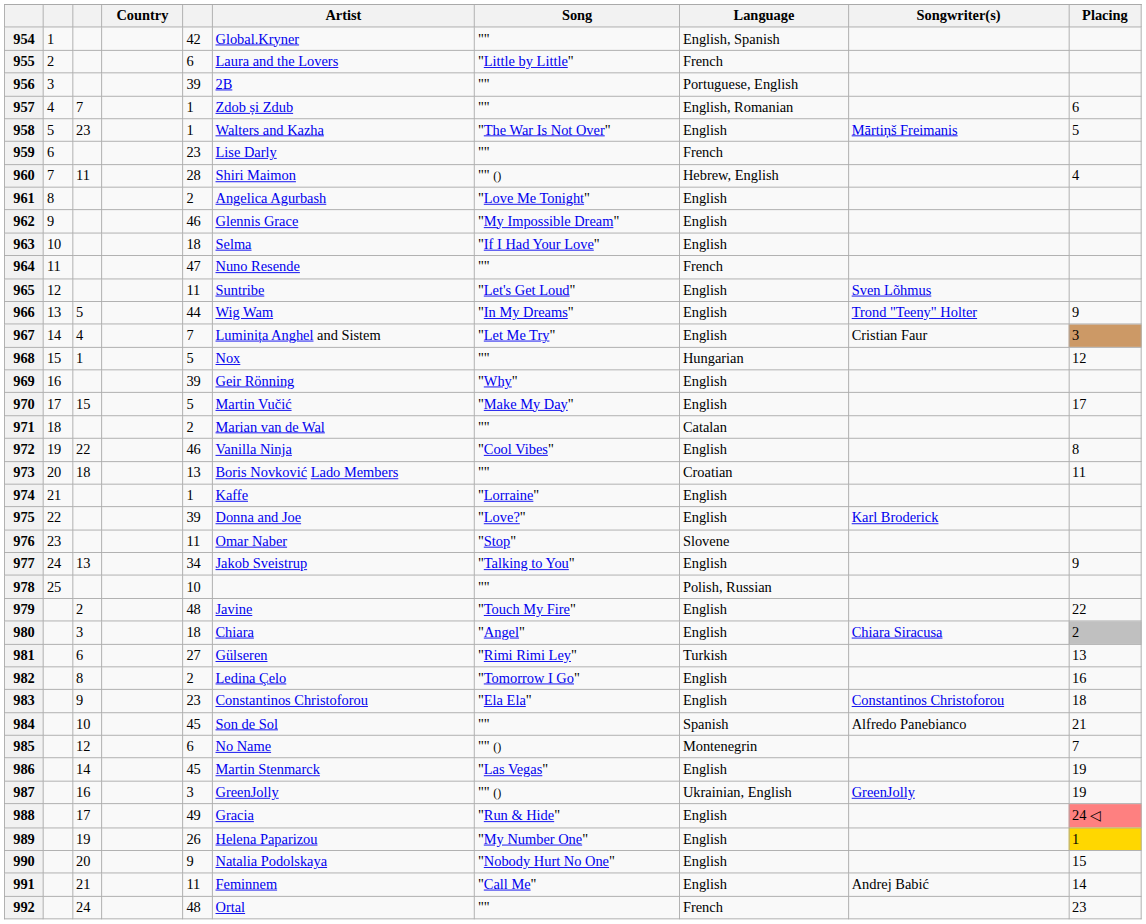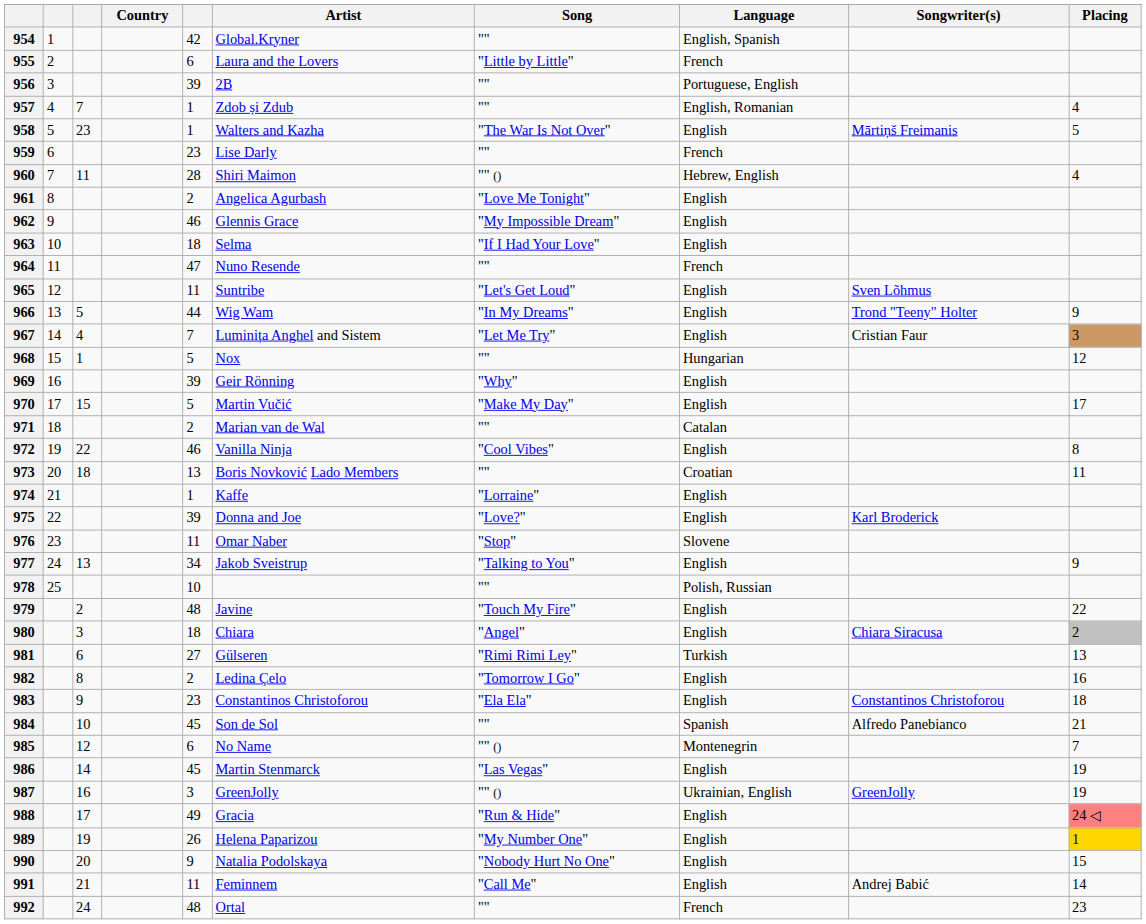(1076, 107) 6 -> (1076, 107) 4
